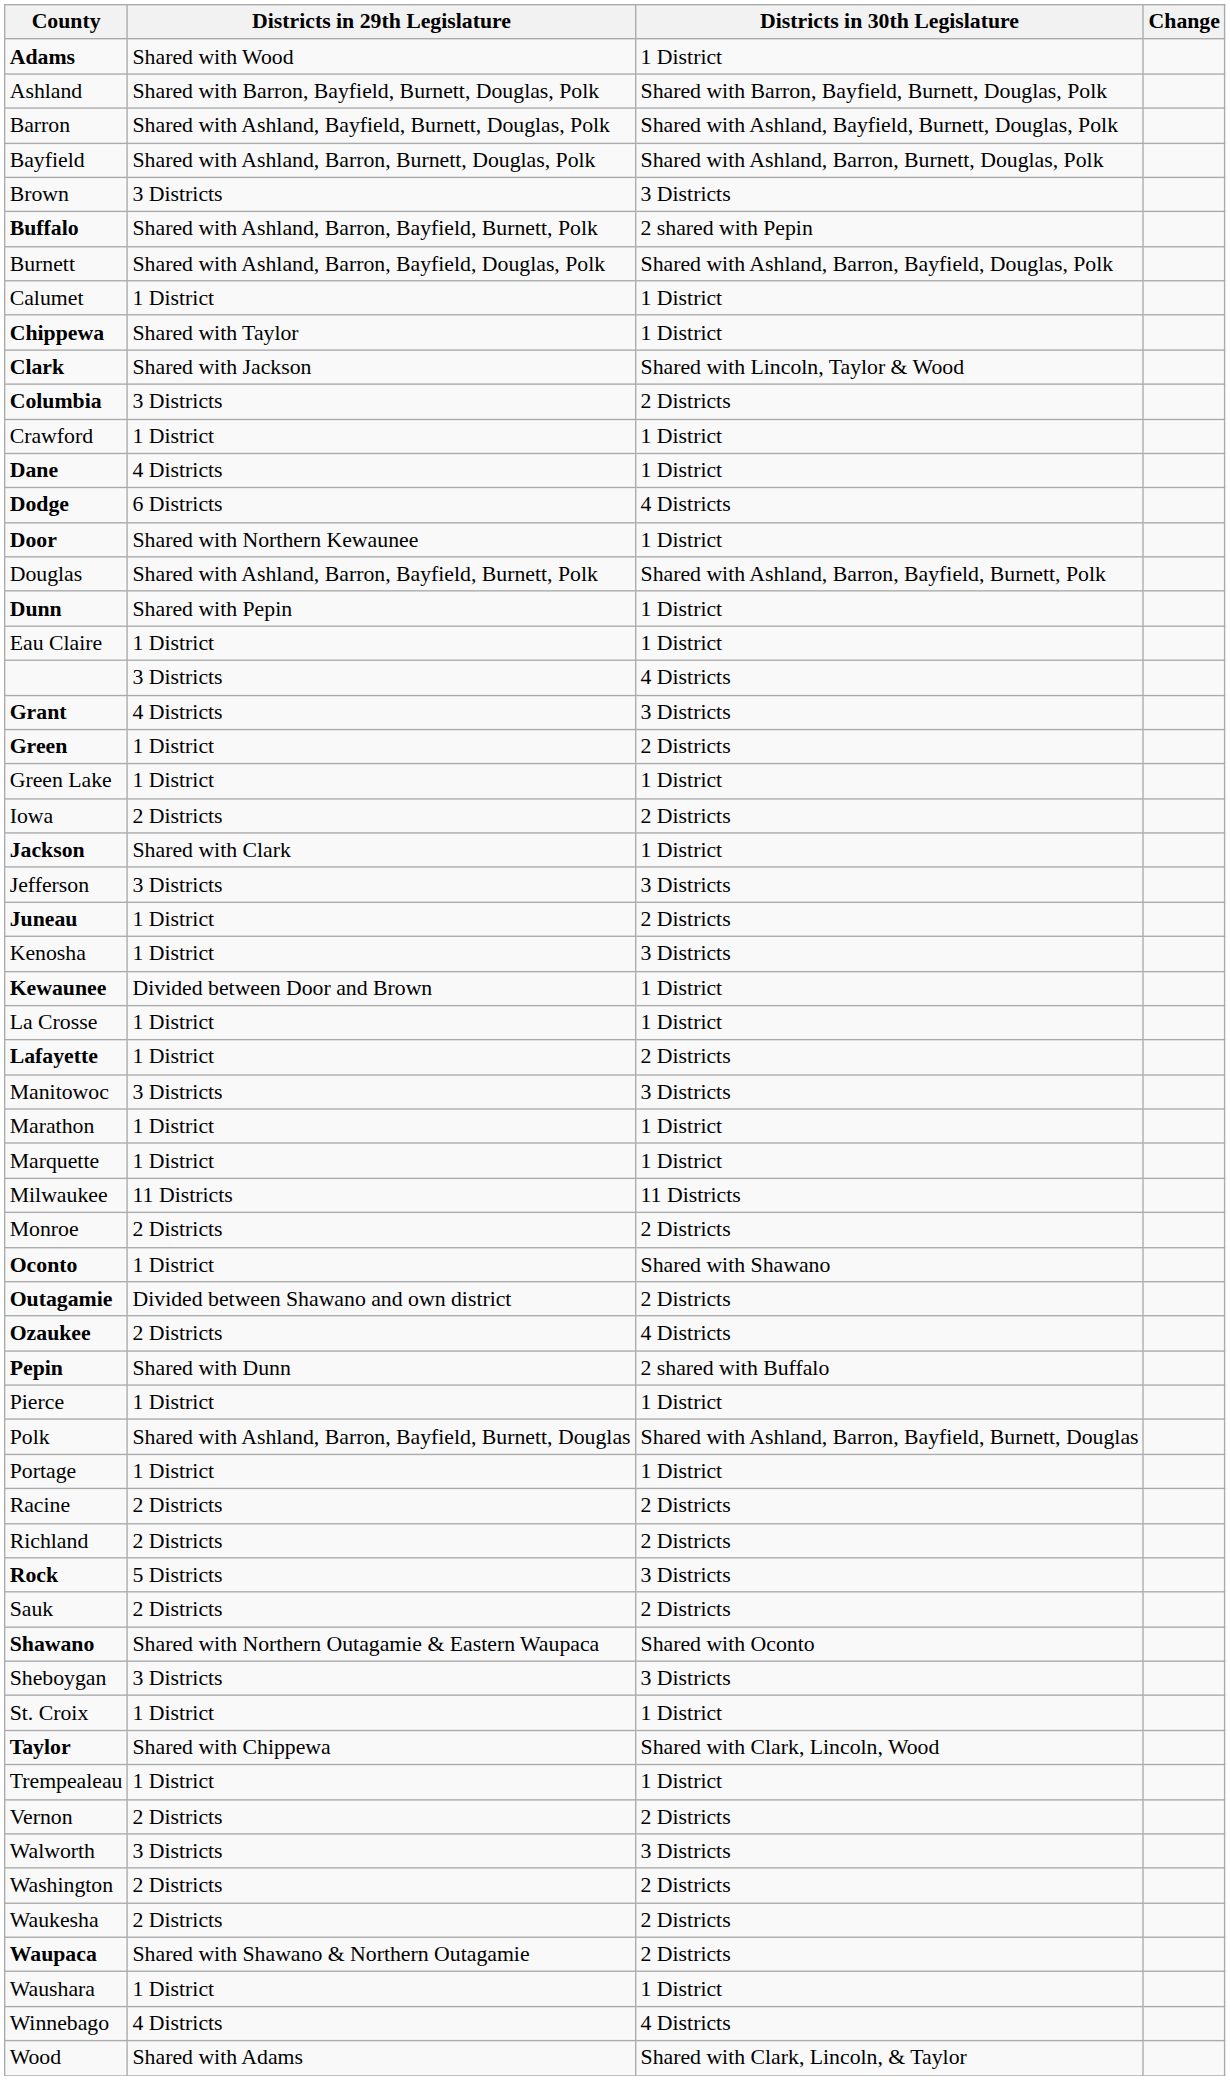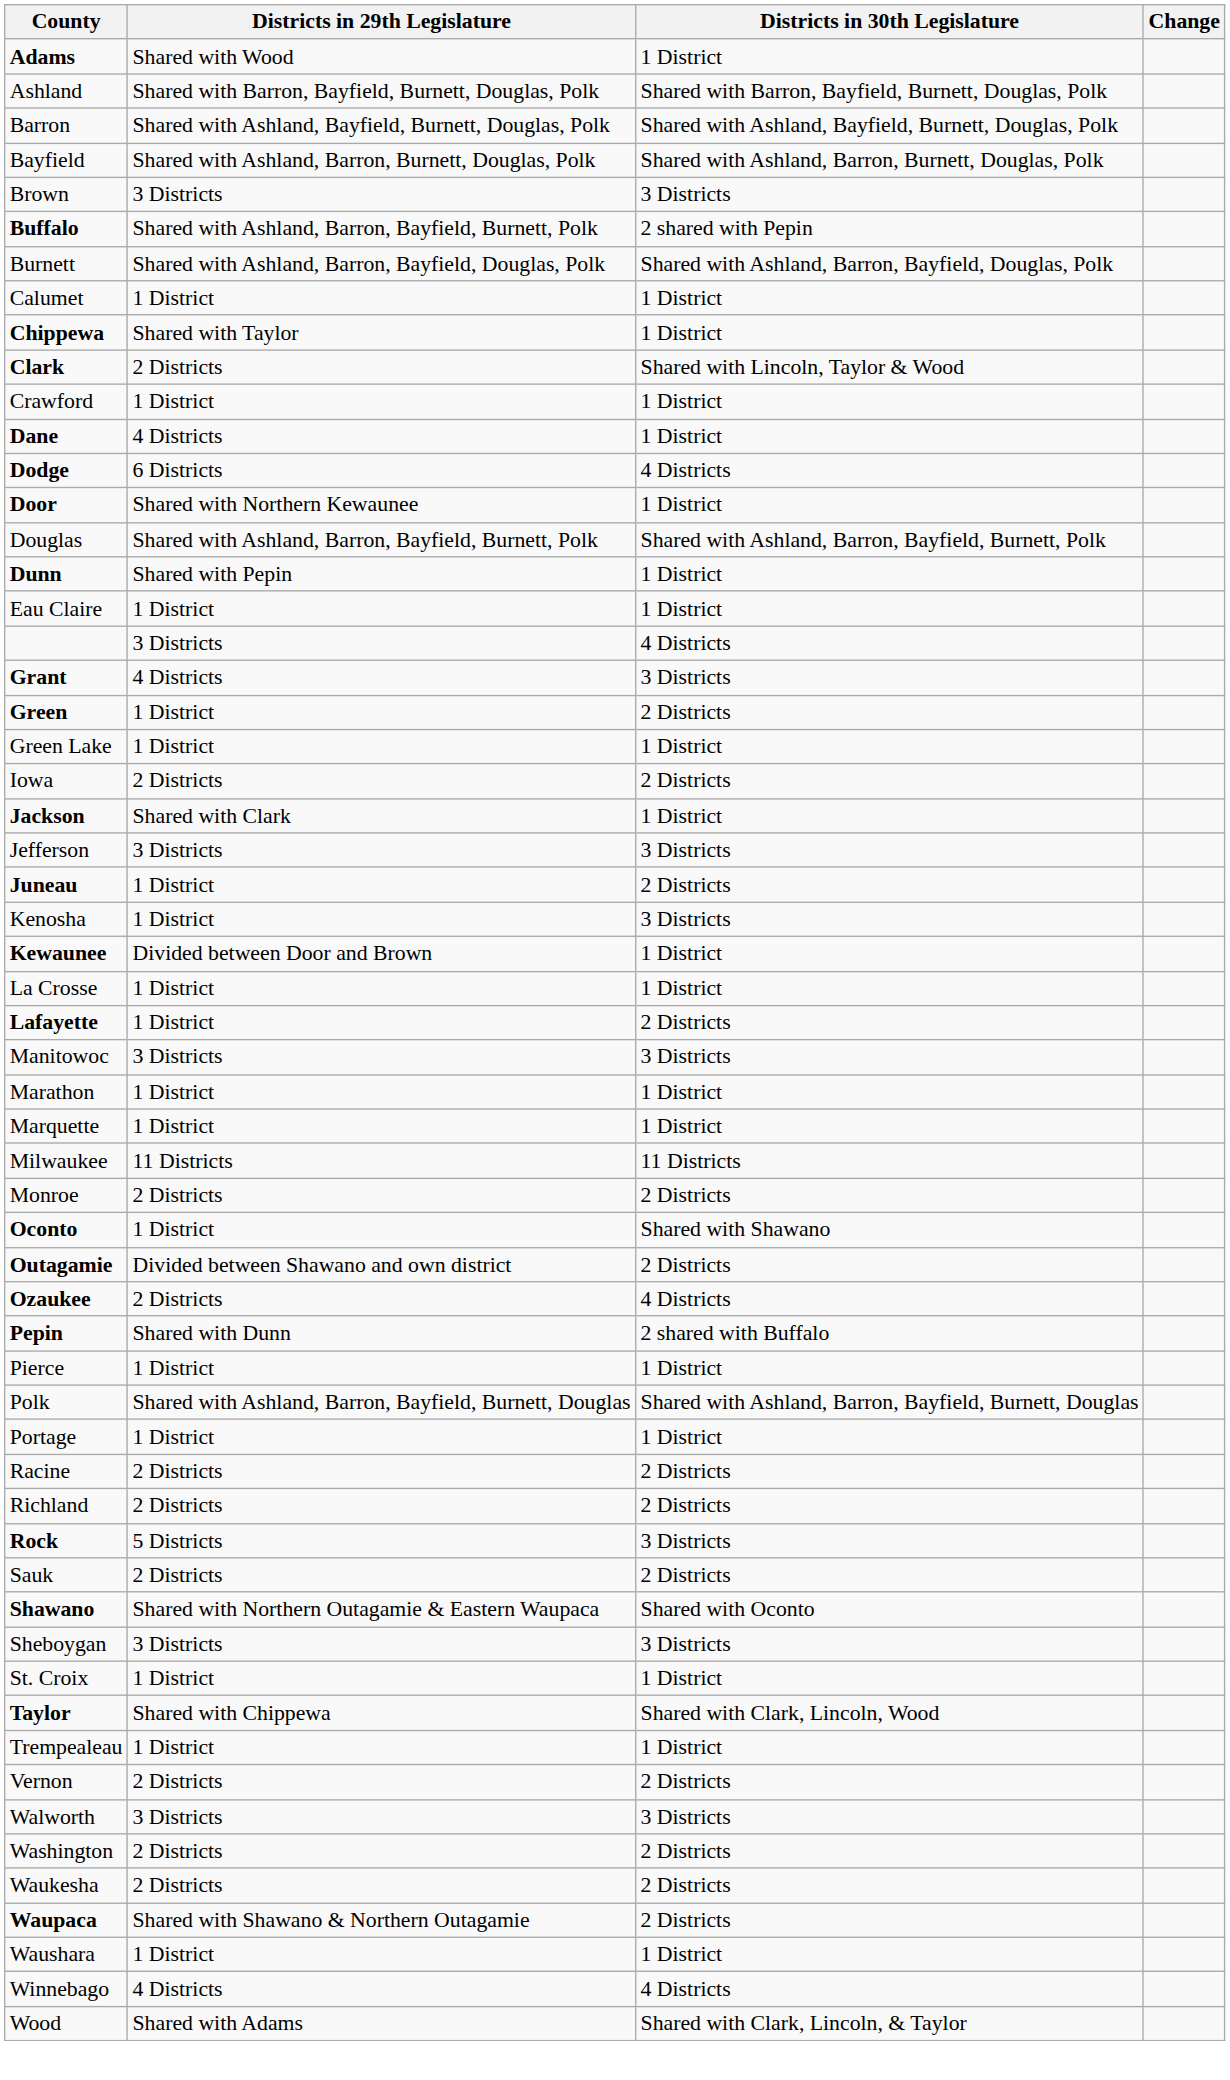(222, 366) Shared with Jackson -> (178, 366) 2 Districts
- row: (56, 401)
